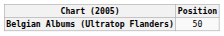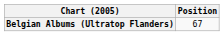(198, 24) 50 -> (198, 24) 67
